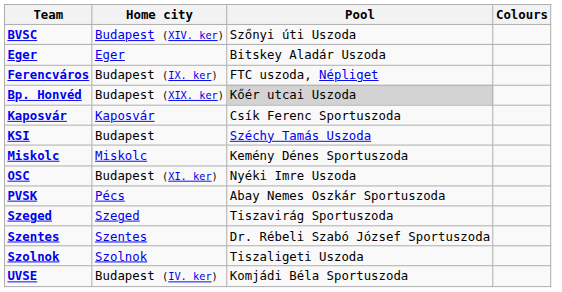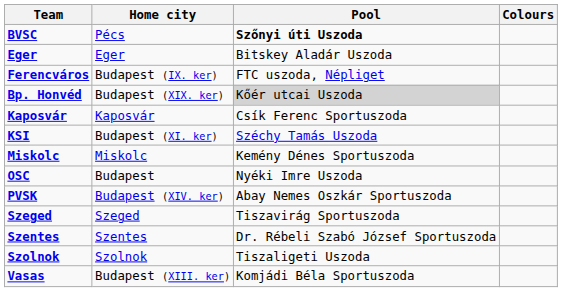(160, 35) Budapest (XIV. ker) -> (110, 35) Pécs
(293, 35) normal -> (299, 35) bold
(125, 135) Budapest -> (156, 135) Budapest (XI. ker)
(156, 176) Budapest (XI. ker) -> (125, 176) Budapest
(110, 196) Pécs -> (160, 196) Budapest (XIV. ker)
- row: (22, 276)
+ row: (26, 276)
